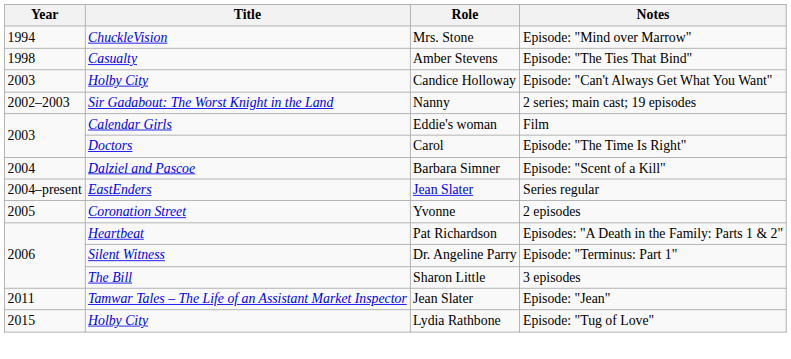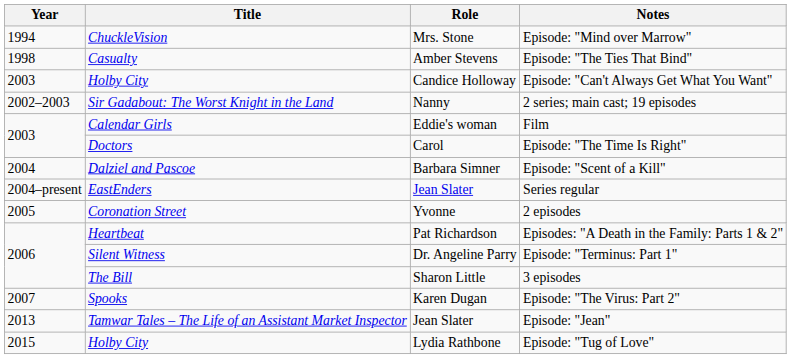+ row: (601, 299)
(21, 299) 2011 -> (21, 320) 2013
